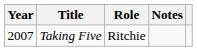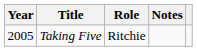(21, 35) 2007 -> (21, 35) 2005
